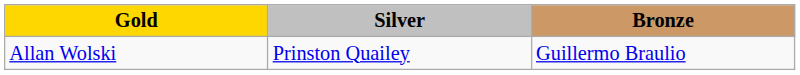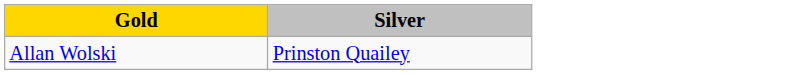- column: (663, 20)
